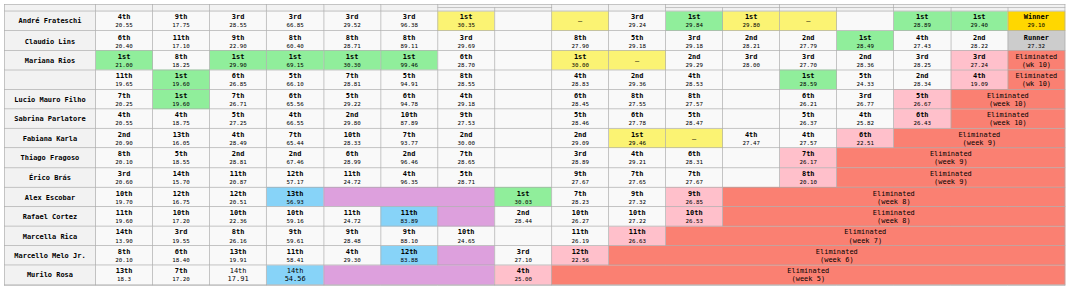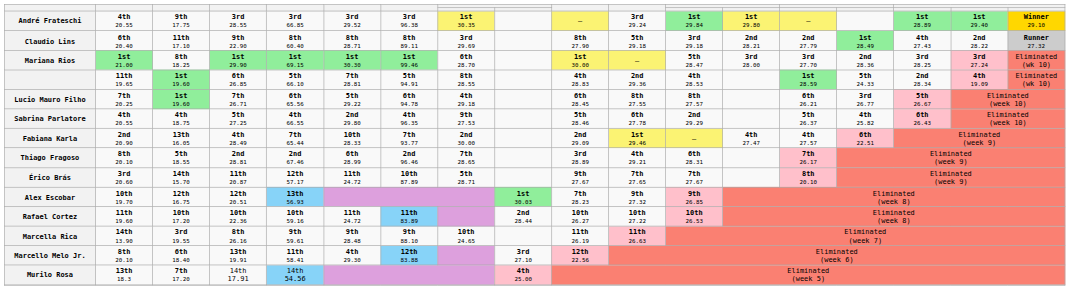(694, 60) 2nd 29.29 -> (694, 60) 5th 28.47
(409, 119) 10th 87.89 -> (409, 119) 4th 96.35
(694, 119) 5th 28.47 -> (694, 119) 2nd 29.29
(409, 178) 4th 96.35 -> (409, 178) 10th 87.89
